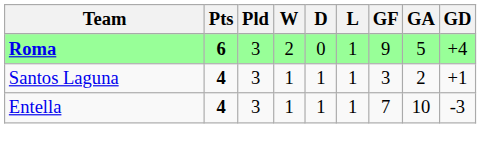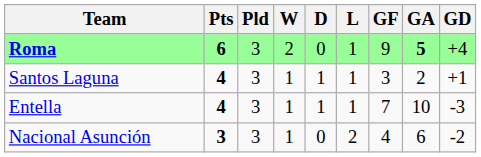(421, 48) normal -> (421, 48) bold
+ row: (80, 136)
